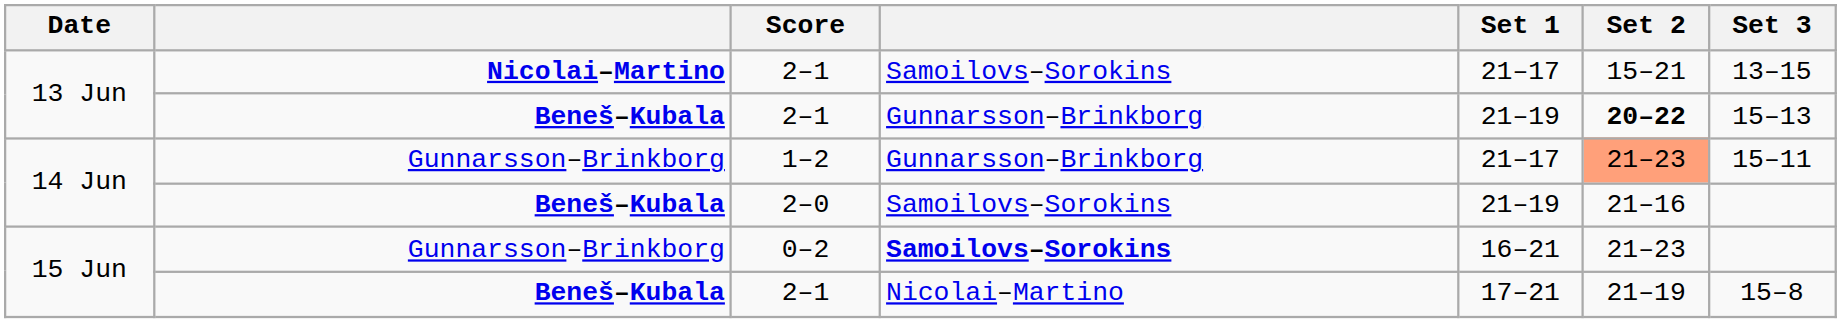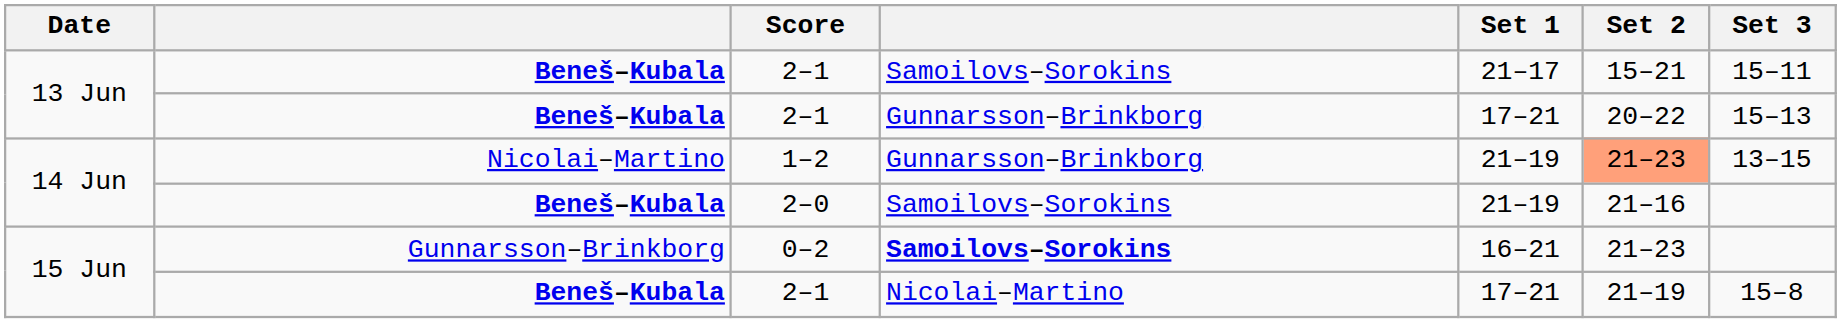(606, 71) Nicolai–Martino -> (630, 71) Beneš–Kubala
(1772, 71) 13–15 -> (1772, 71) 15–11
(1520, 116) 21–19 -> (1520, 116) 17–21
(1646, 116) bold -> (1646, 116) normal
(566, 160) Gunnarsson–Brinkborg -> (606, 160) Nicolai–Martino
(1520, 160) 21–17 -> (1520, 160) 21–19
(1772, 160) 15–11 -> (1772, 160) 13–15
